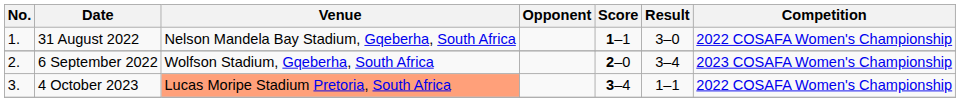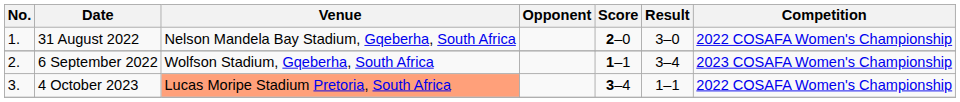(618, 39) 1–1 -> (618, 39) 2–0
(618, 62) 2–0 -> (618, 62) 1–1
